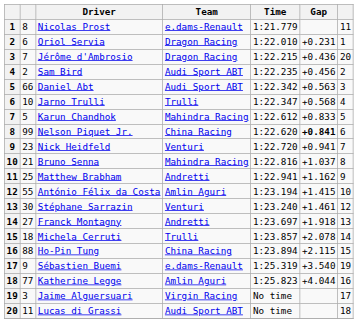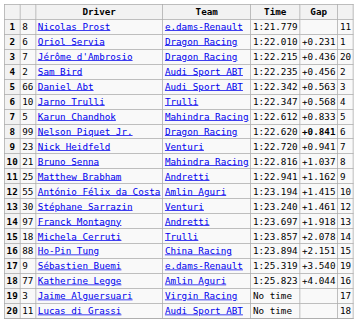(198, 132) China Racing -> (201, 132) Dragon Racing
(28, 222) 27 -> (28, 222) 97
(319, 251) +2.115 -> (319, 251) +2.151
